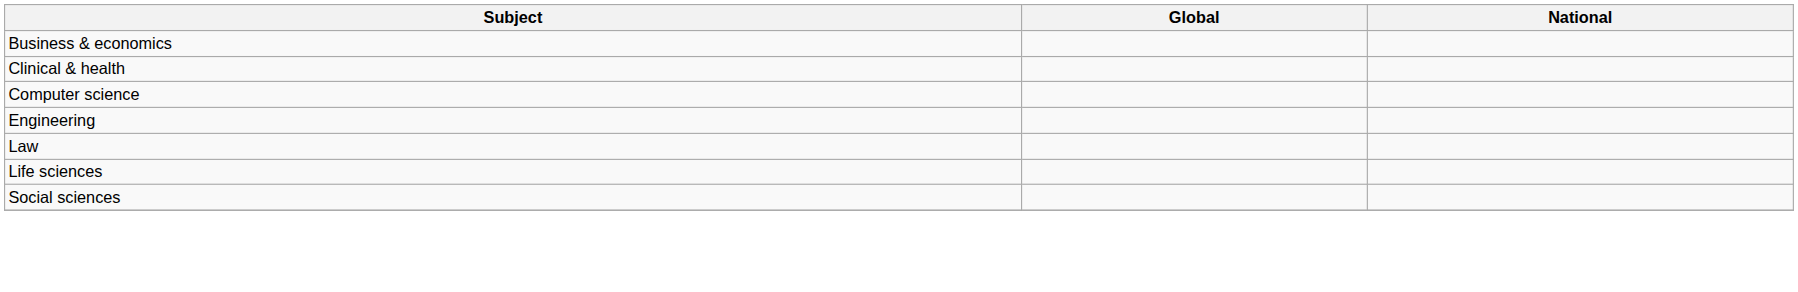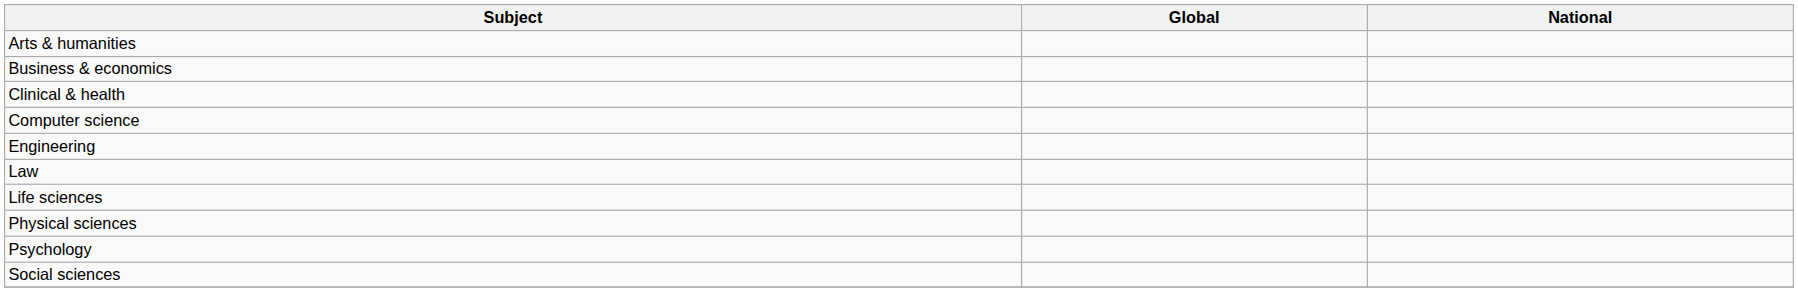+ row: (72, 44)
+ row: (73, 223)
+ row: (50, 249)
